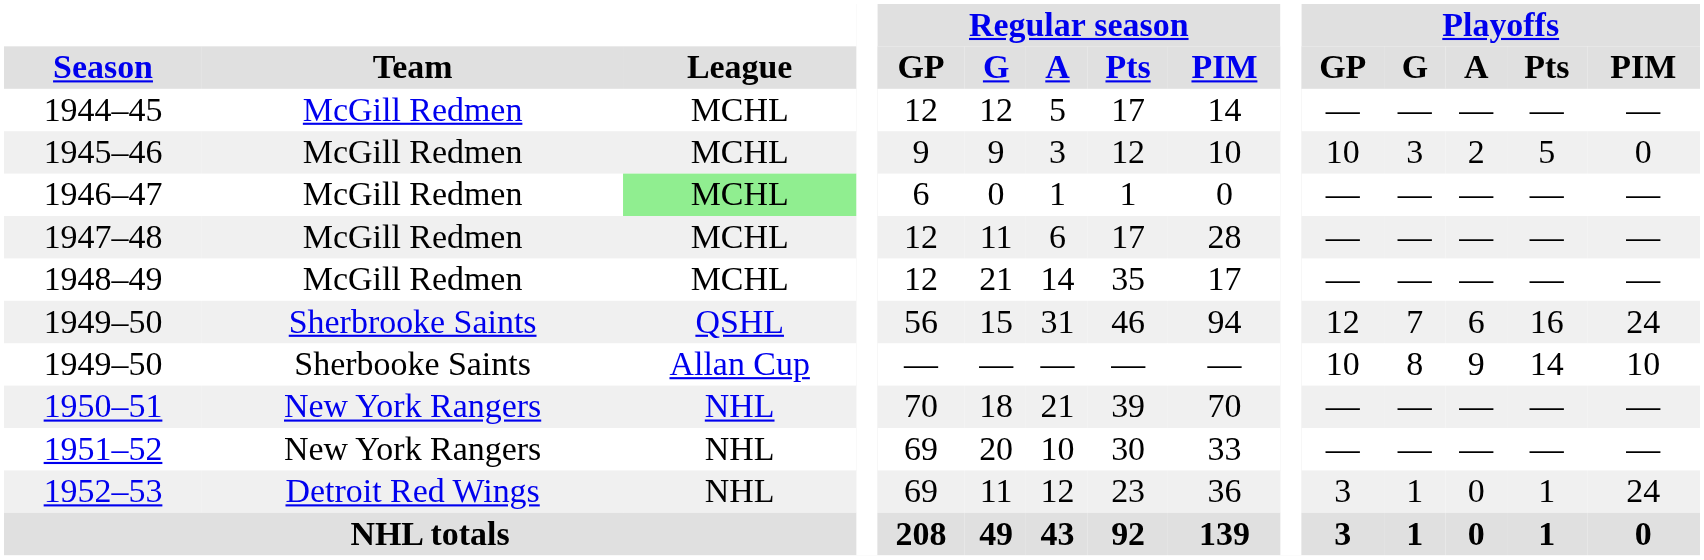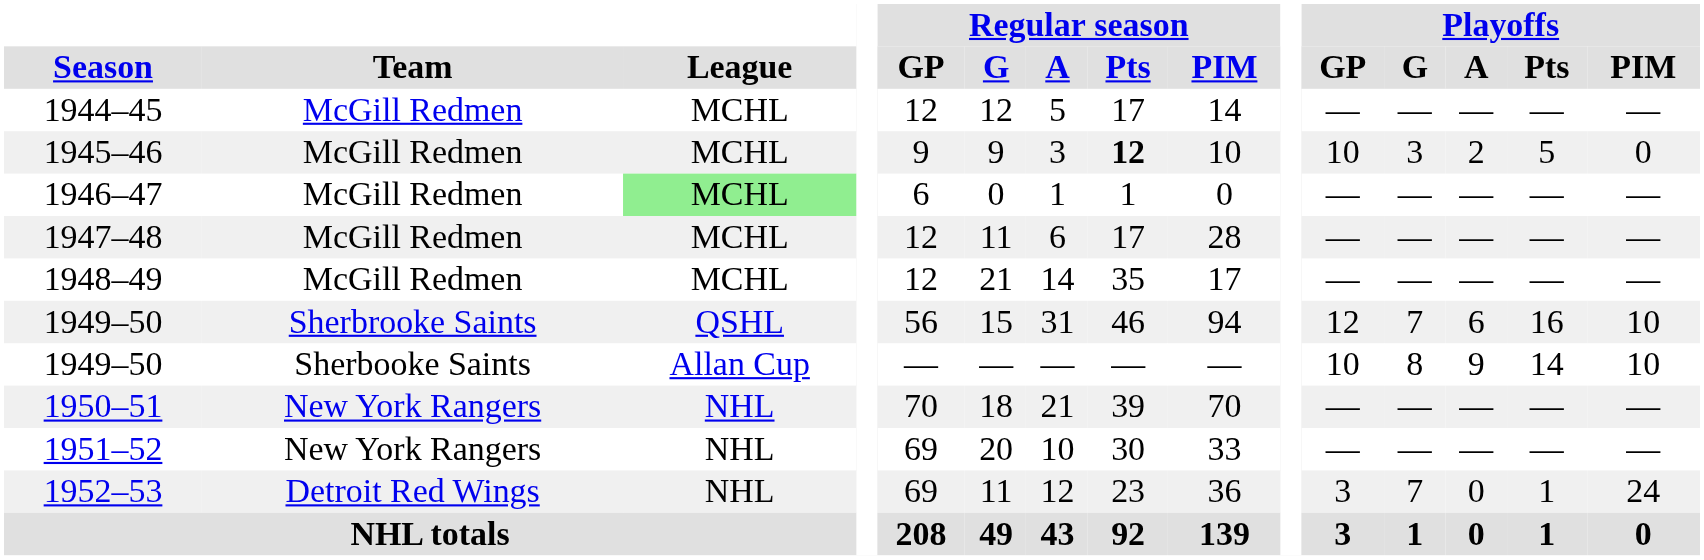(1128, 151) normal -> (1128, 151) bold
(1643, 321) 24 -> (1643, 321) 10
(1415, 491) 1 -> (1415, 491) 7
